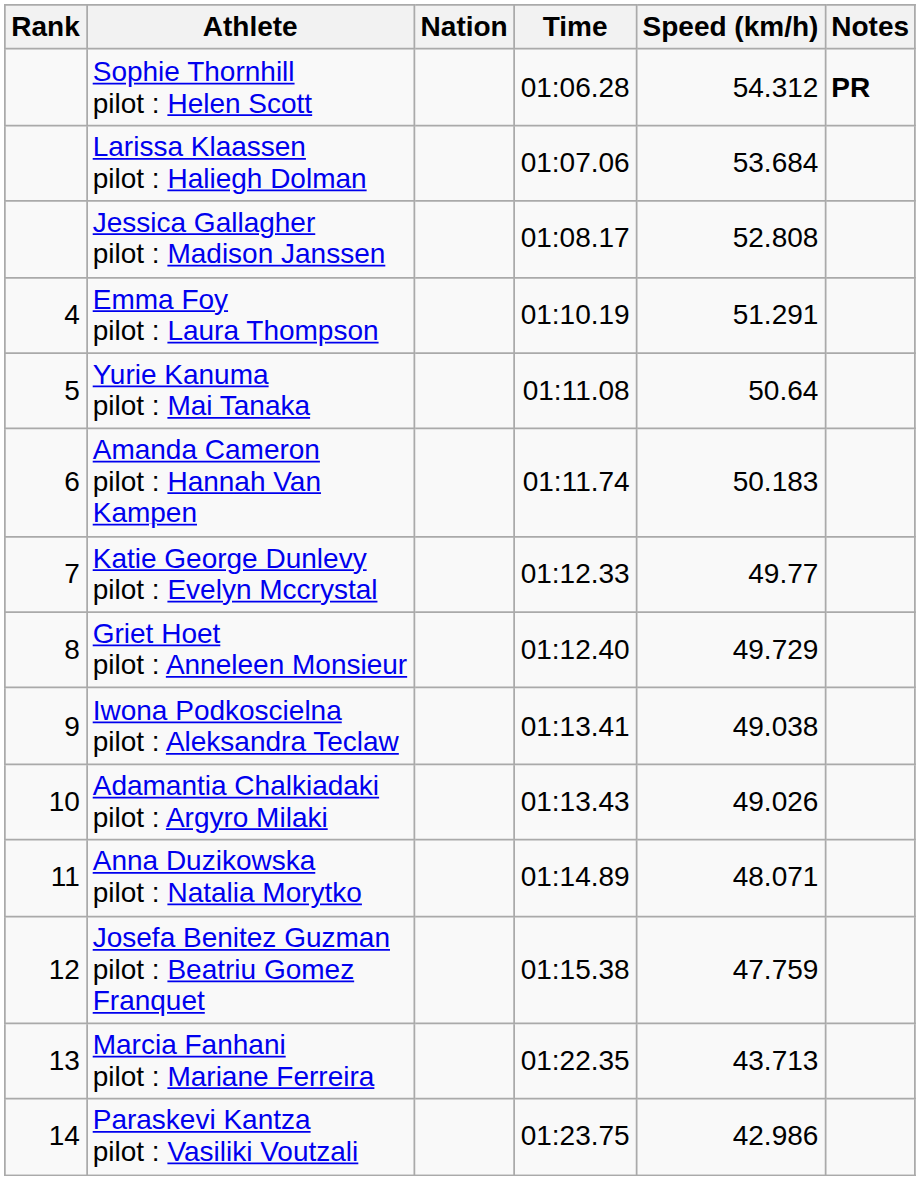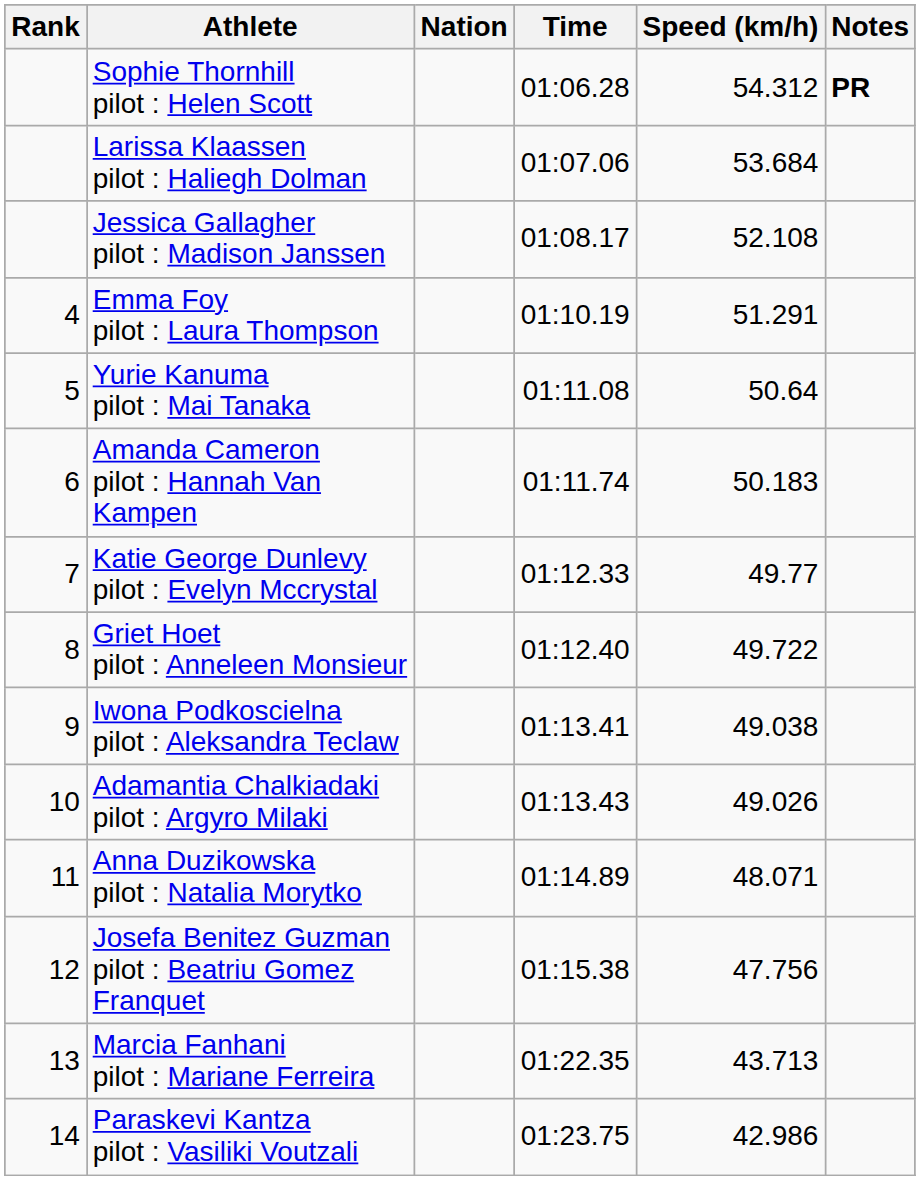(776, 238) 52.808 -> (776, 238) 52.108
(776, 649) 49.729 -> (776, 649) 49.722
(776, 969) 47.759 -> (776, 969) 47.756
